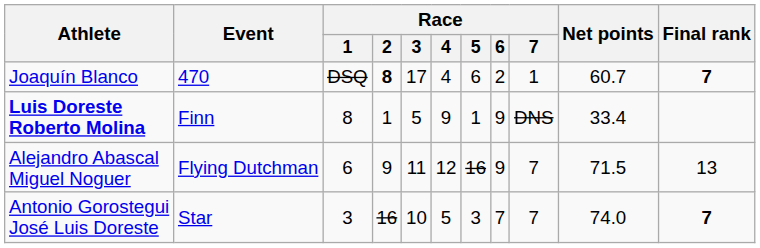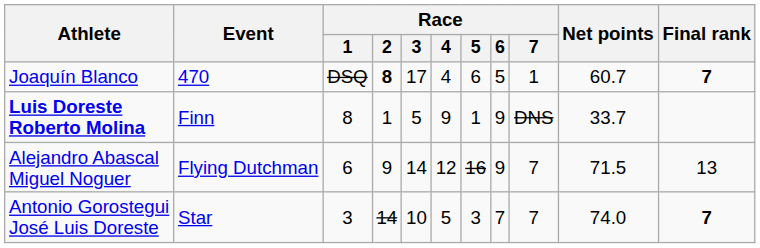(500, 77) 2 -> (500, 77) 5
(608, 117) 33.4 -> (608, 117) 33.7
(416, 168) 11 -> (416, 168) 14
(387, 218) 16 -> (387, 218) 14
